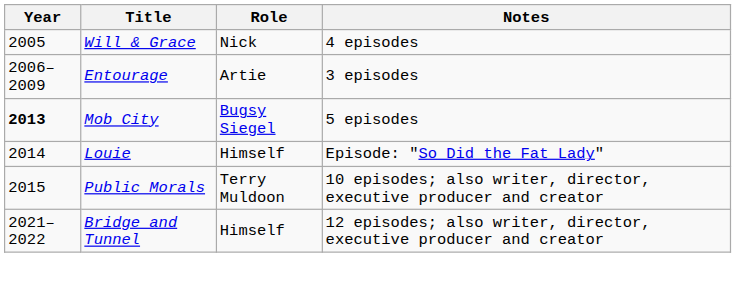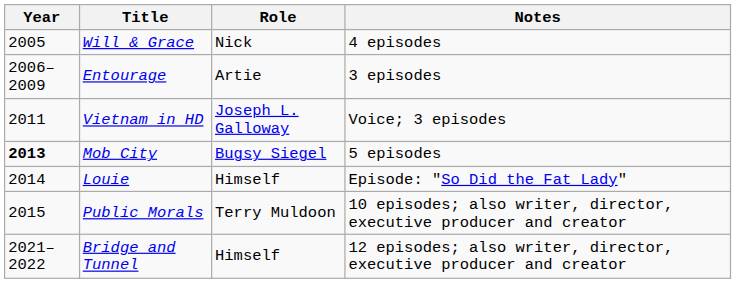+ row: (143, 120)
